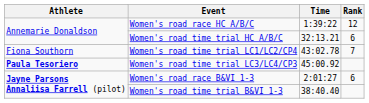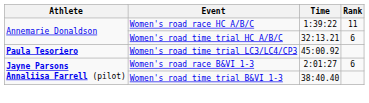(353, 24) 12 -> (353, 24) 11
- row: (213, 51)
